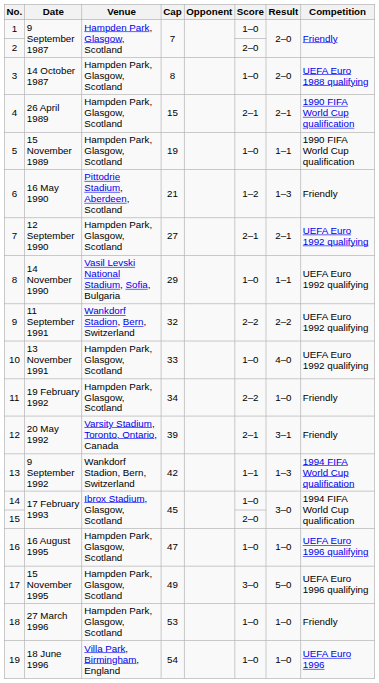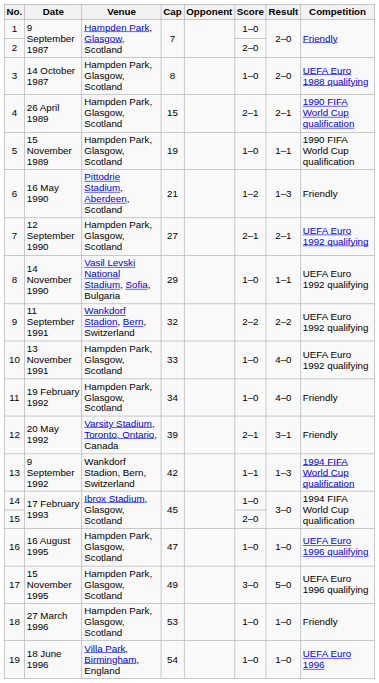(250, 397) 2–2 -> (250, 397) 1–0
(283, 397) 1–0 -> (283, 397) 4–0
